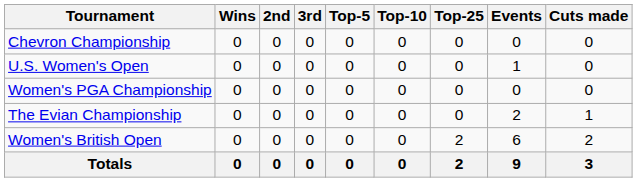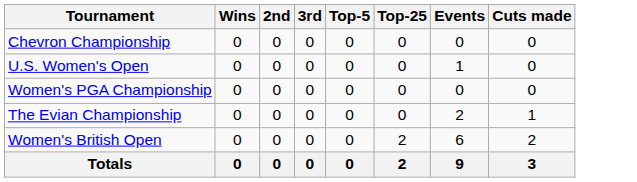- column: (402, 16)
